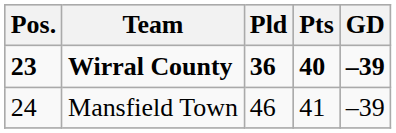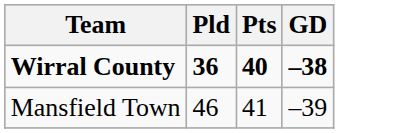- column: (33, 25)
(365, 66) –39 -> (308, 66) –38
